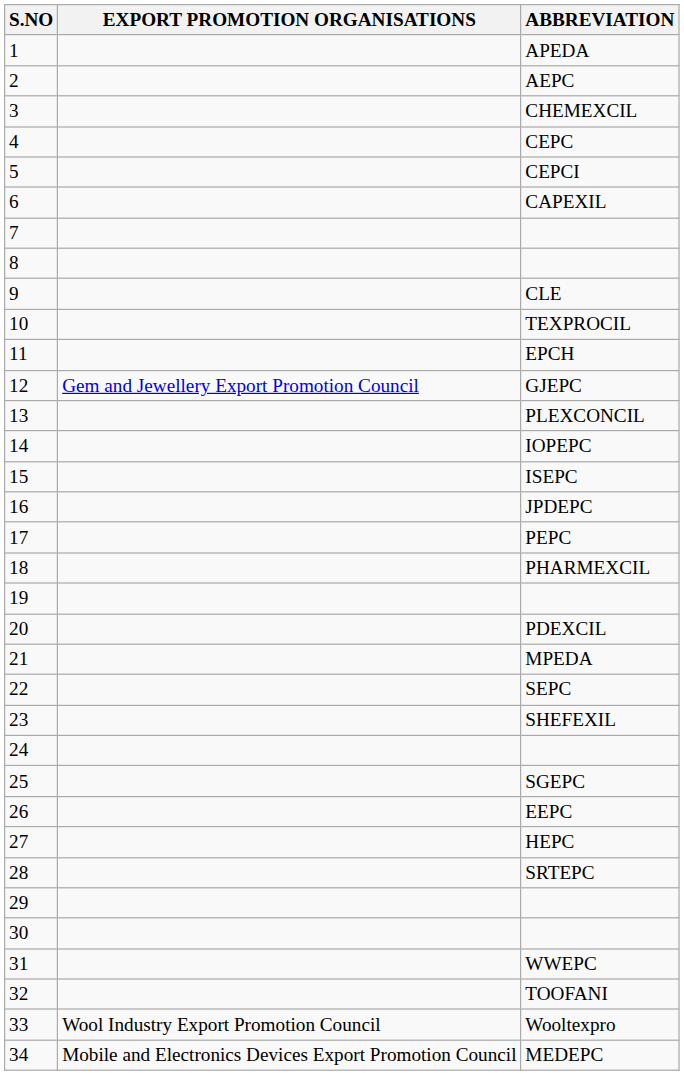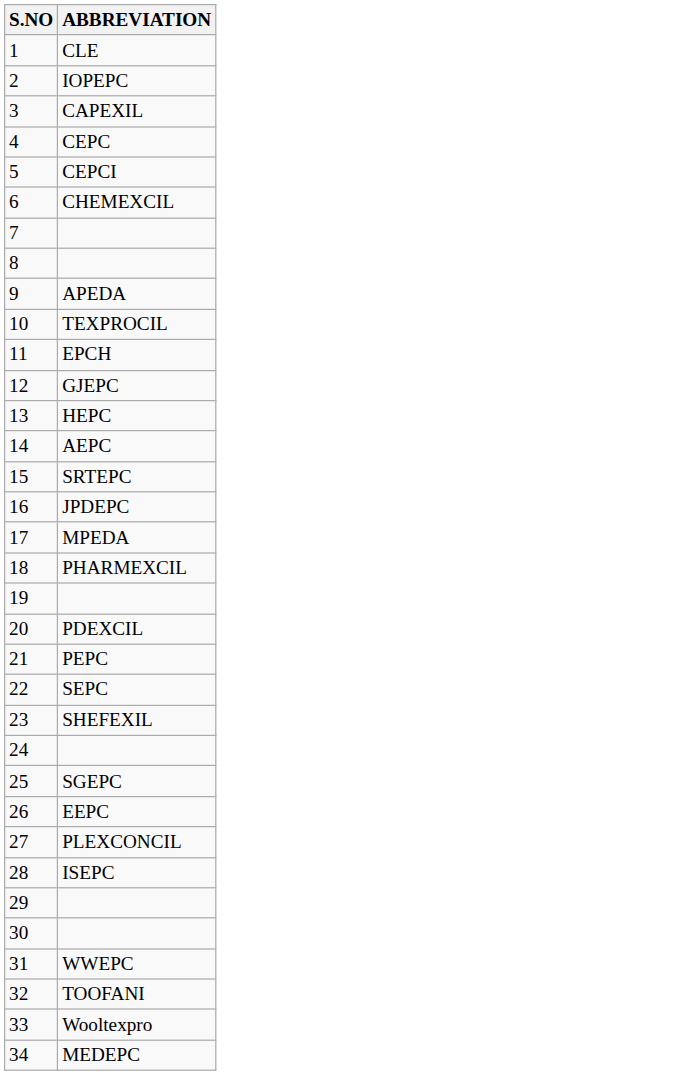- column: (289, 19)
(557, 50) APEDA -> (80, 50) CLE
(550, 80) AEPC -> (95, 80) IOPEPC
(581, 111) CHEMEXCIL -> (103, 111) CAPEXIL
(566, 202) CAPEXIL -> (118, 202) CHEMEXCIL
(543, 293) CLE -> (94, 293) APEDA
(585, 415) PLEXCONCIL -> (87, 415) HEPC
(558, 446) IOPEPC -> (87, 446) AEPC
(551, 476) ISEPC -> (97, 476) SRTEPC
(548, 537) PEPC -> (96, 537) MPEDA
(559, 659) MPEDA -> (85, 659) PEPC
(550, 841) HEPC -> (122, 841) PLEXCONCIL
(560, 872) SRTEPC -> (88, 872) ISEPC
